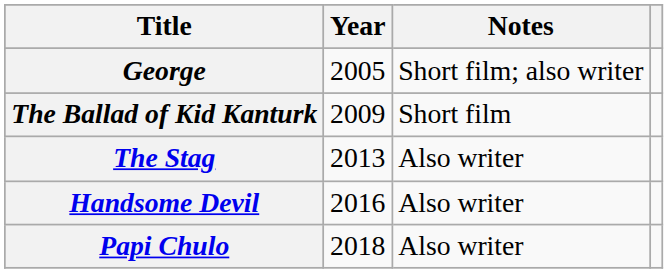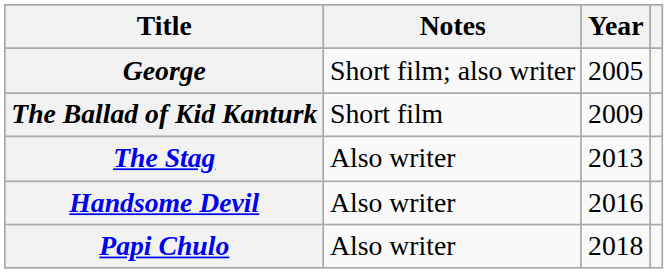columns swapped: (358, 26) <-> (521, 26)
